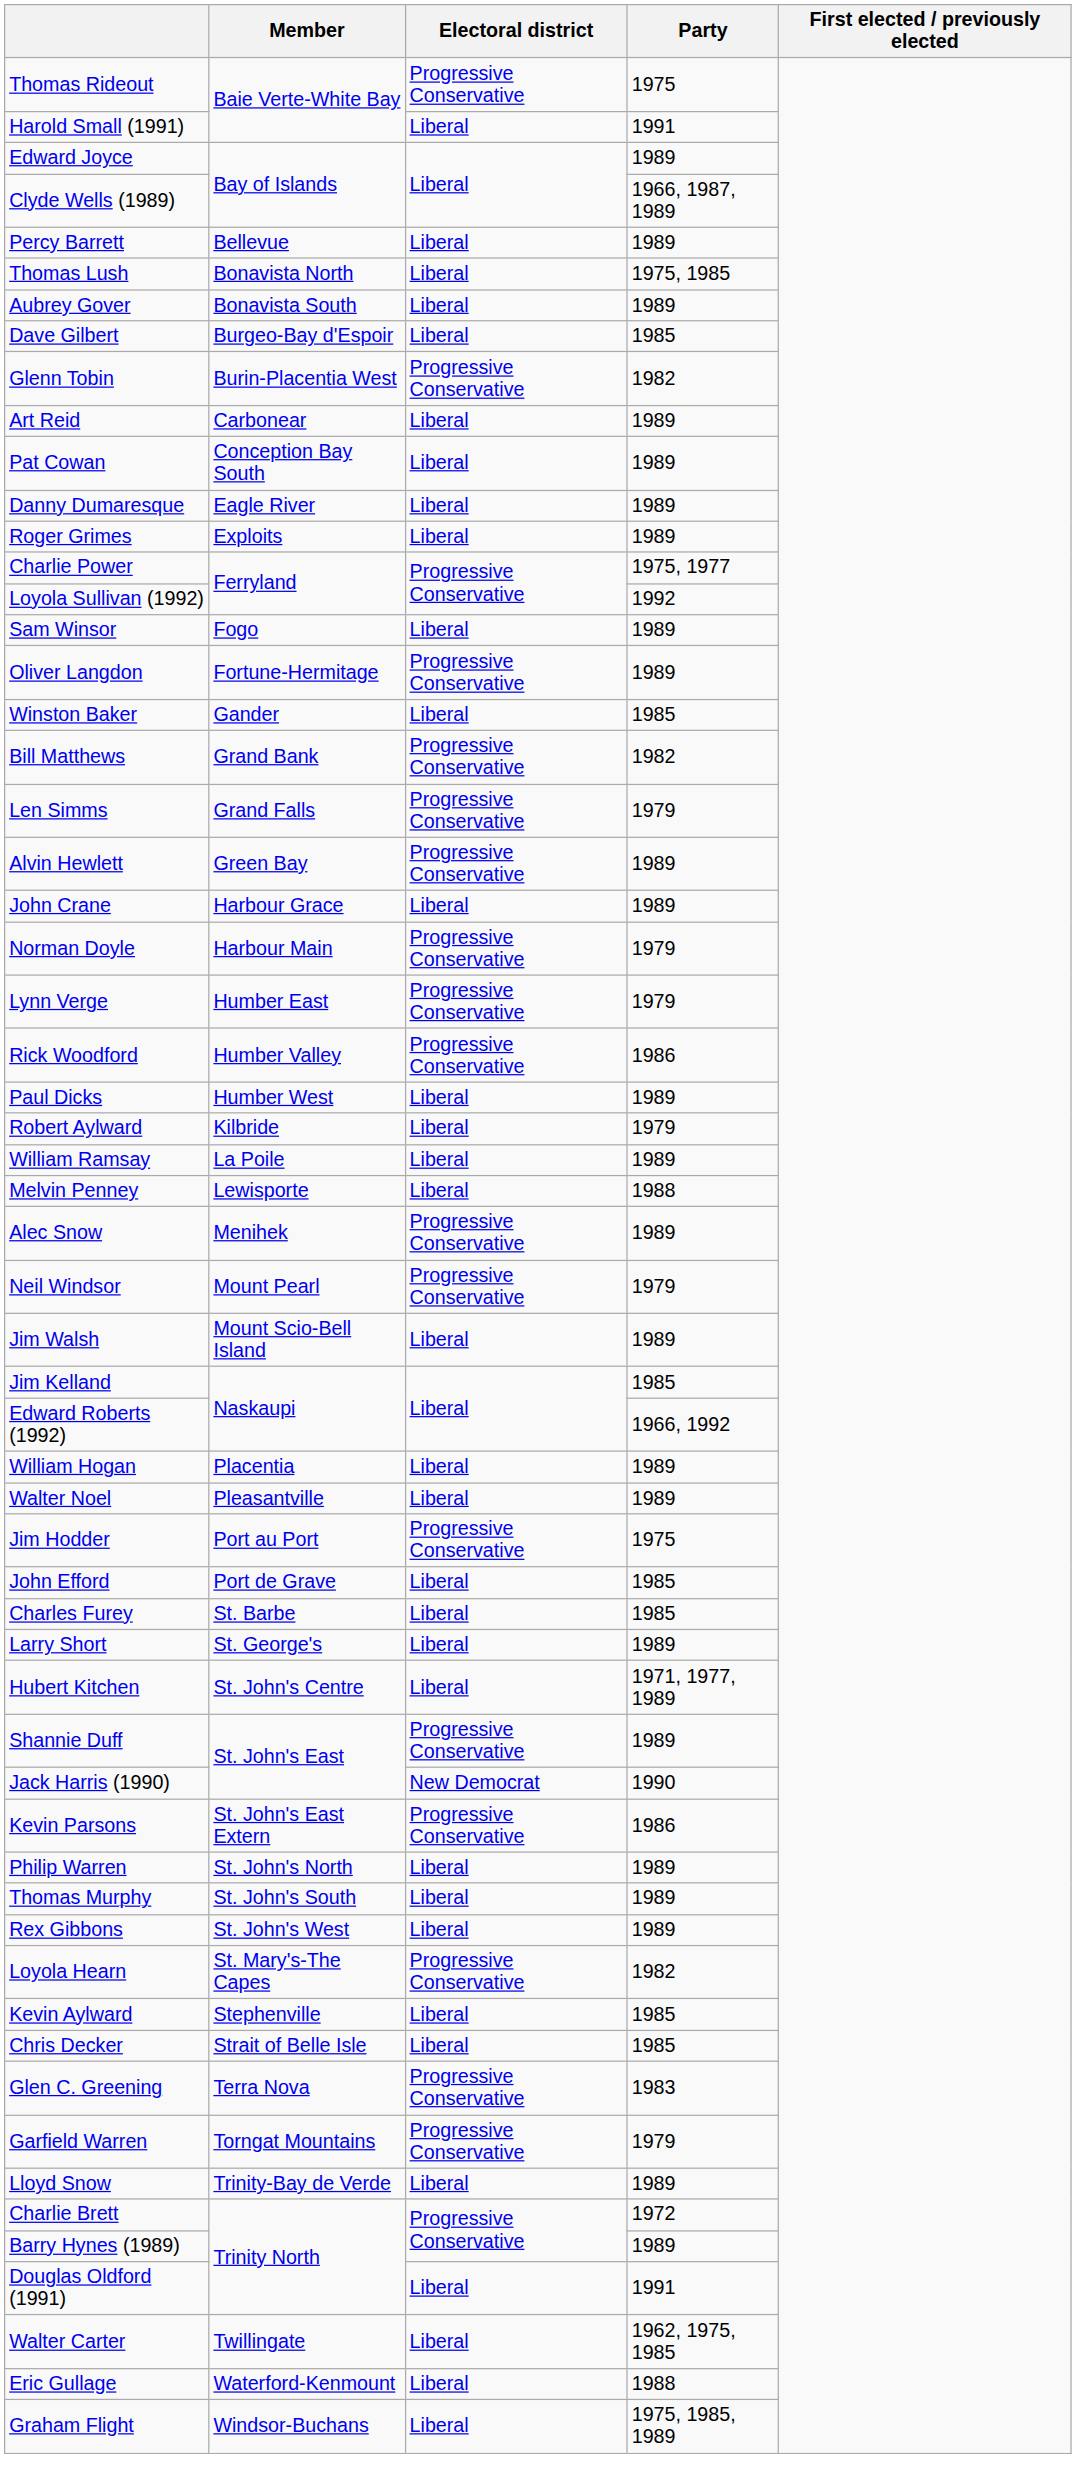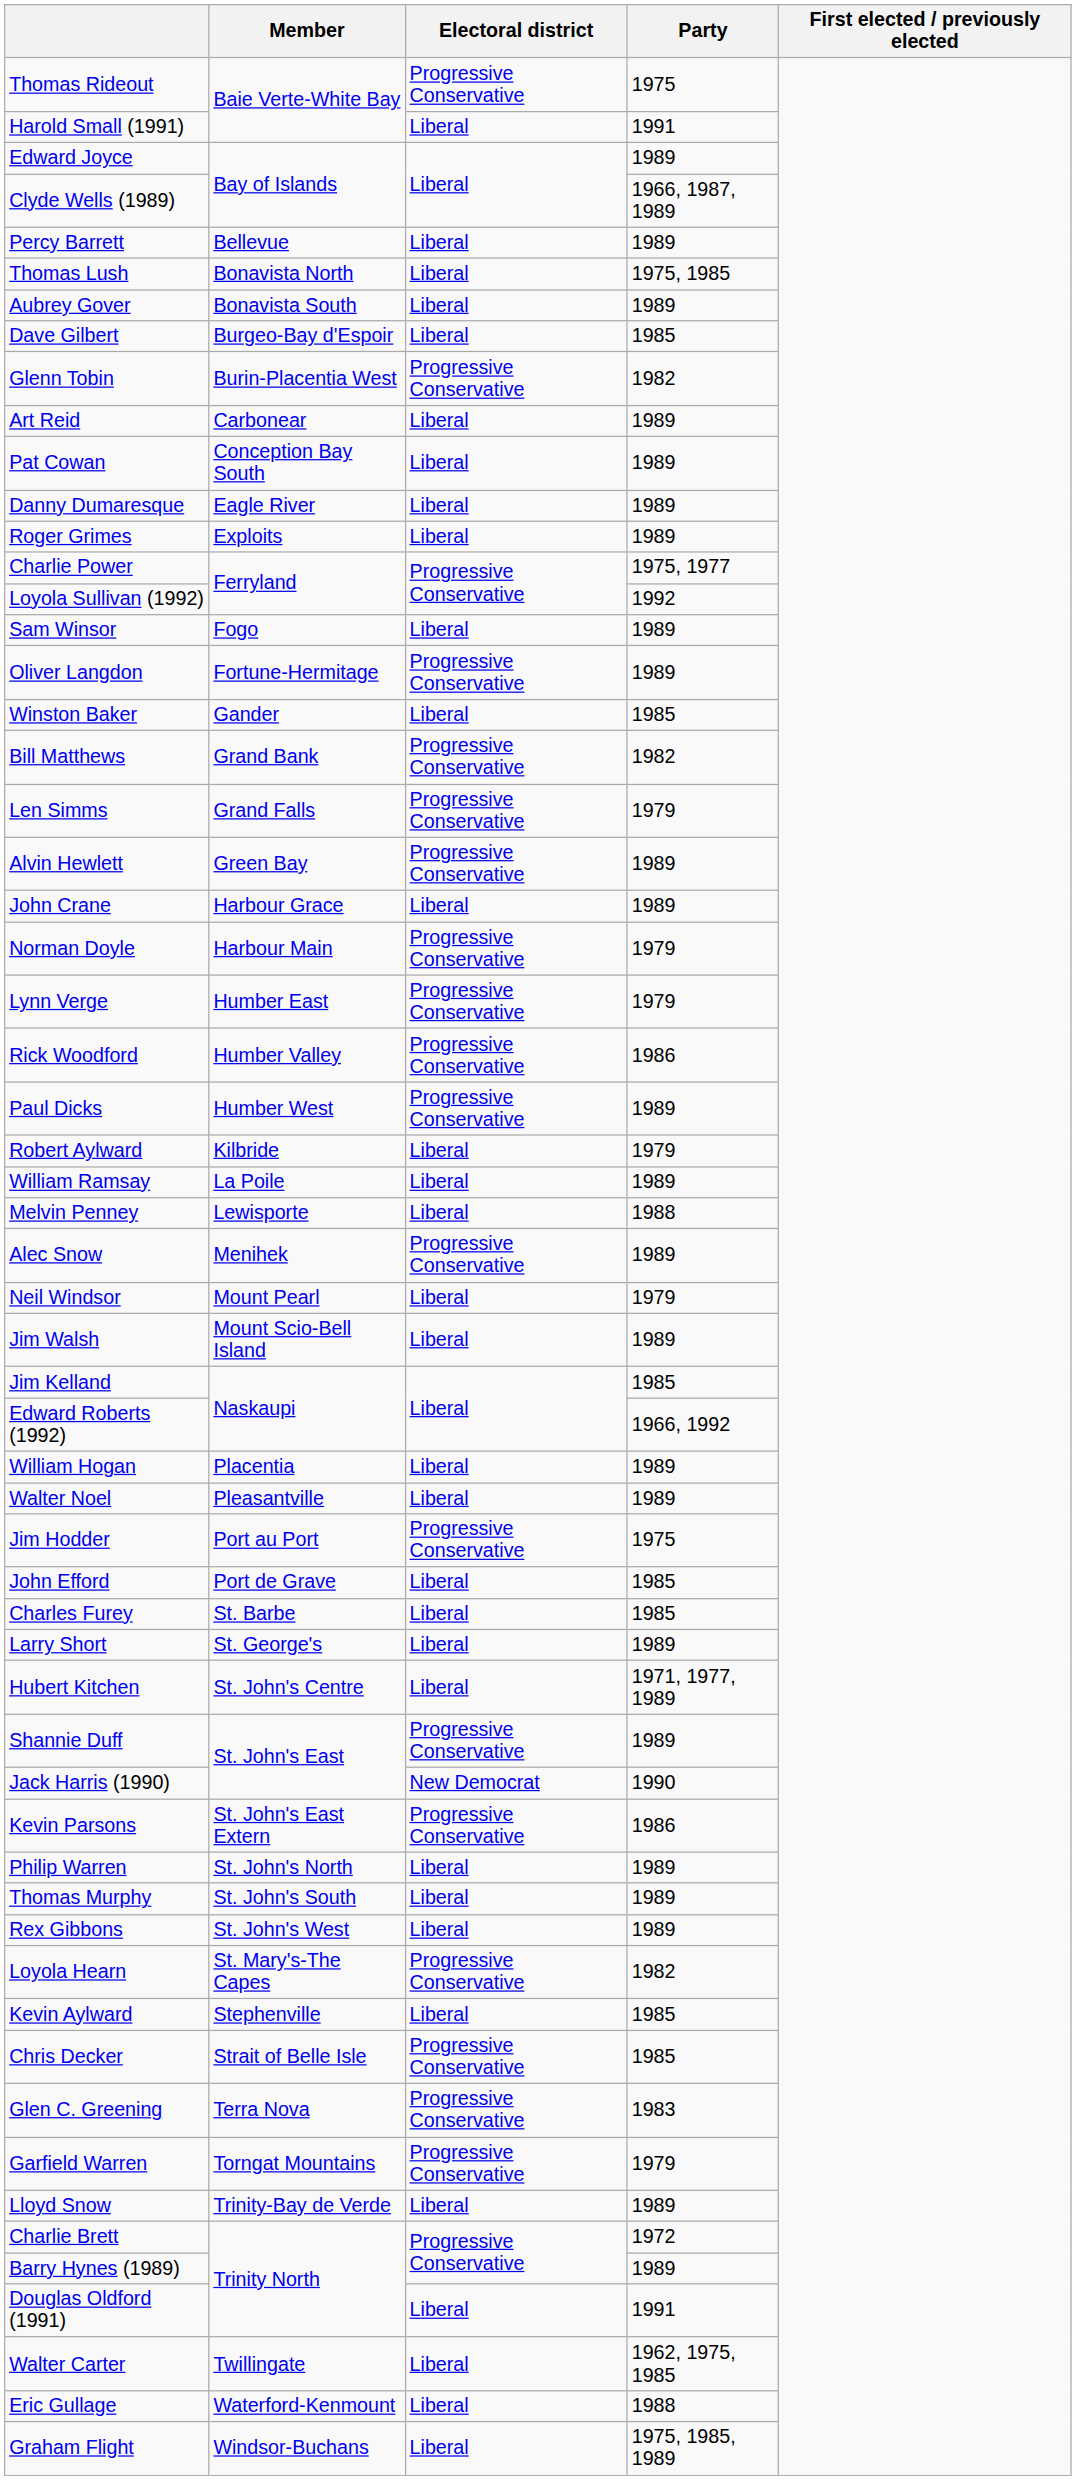(439, 1097) Liberal -> (467, 1108) Progressive Conservative
(467, 1286) Progressive Conservative -> (439, 1297) Liberal
(439, 2045) Liberal -> (467, 2056) Progressive Conservative
